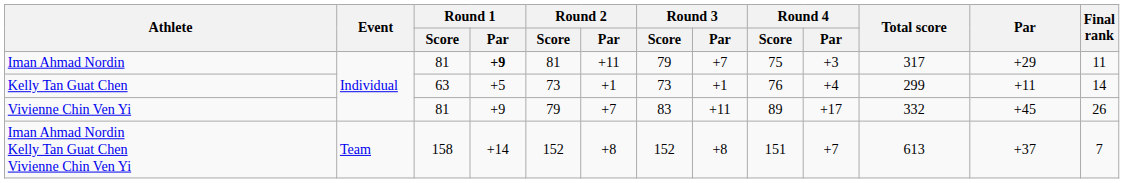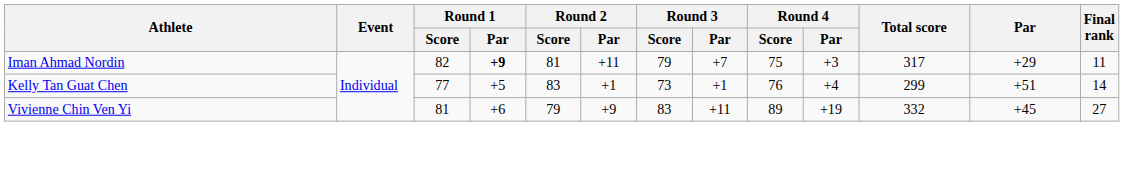(442, 63) 81 -> (442, 63) 82
(442, 86) 63 -> (442, 86) 77
(553, 86) 73 -> (553, 86) 83
(1025, 86) +11 -> (1025, 86) +51
(498, 109) +9 -> (498, 109) +6
(609, 109) +7 -> (609, 109) +9
(831, 109) +17 -> (831, 109) +19
(1099, 109) 26 -> (1099, 109) 27
- row: (69, 149)
